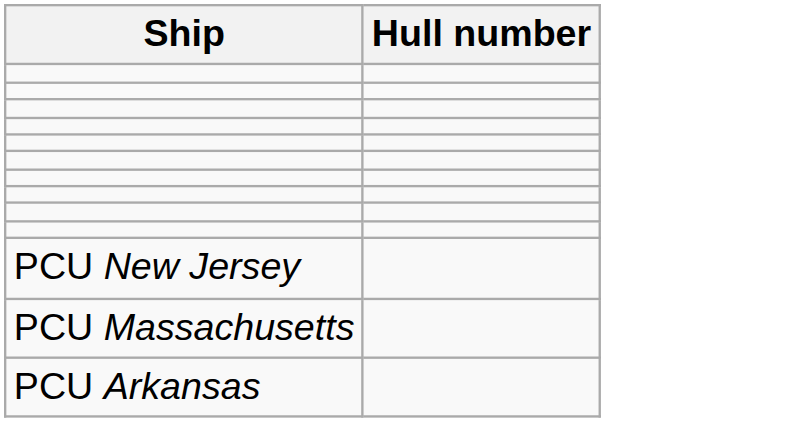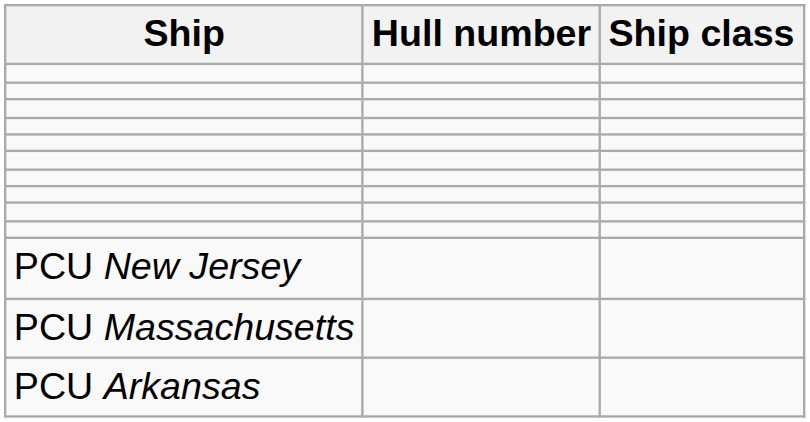+ column: (702, 34)
